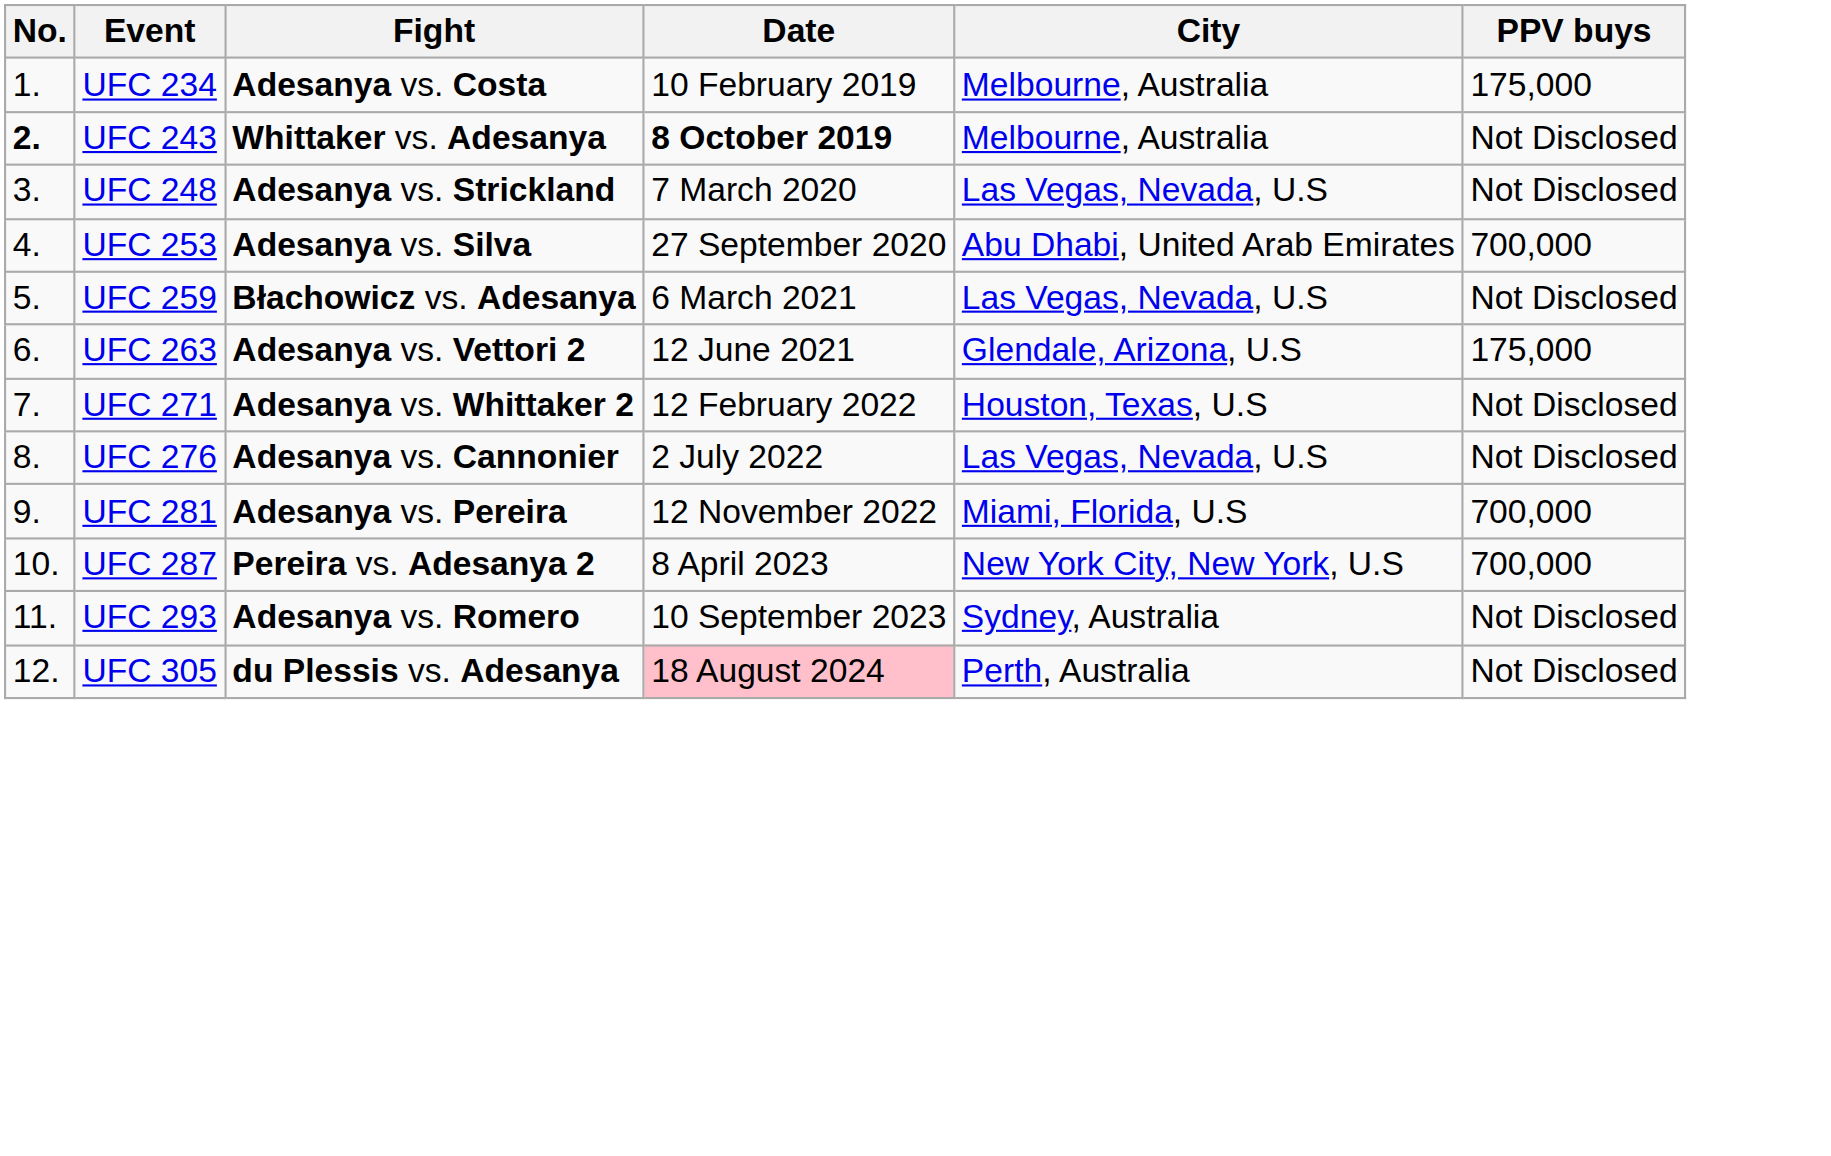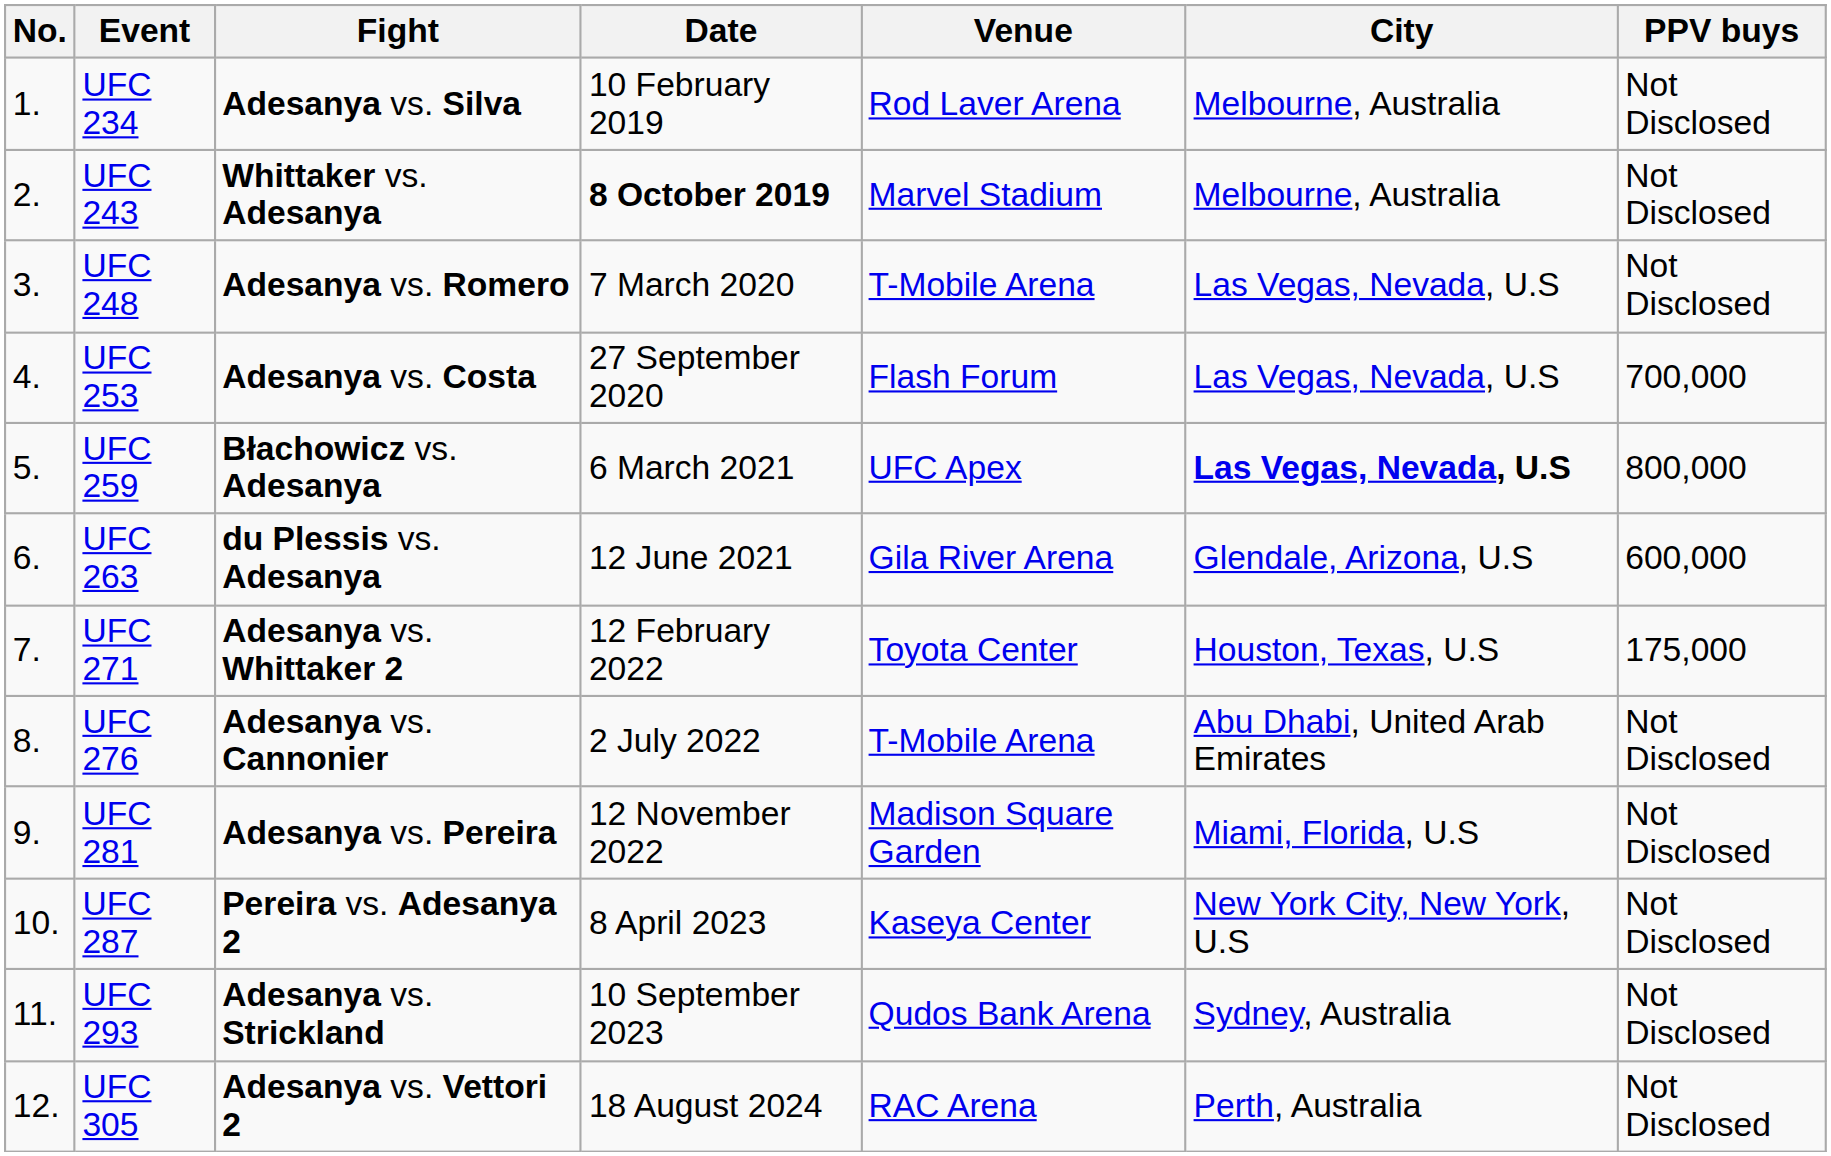+ column: (1023, 31)
(389, 84) Adesanya vs. Costa -> (372, 103) Adesanya vs. Silva
(1531, 84) 175,000 -> (1698, 103) Not Disclosed
(27, 137) bold -> (27, 194) normal
(424, 191) Adesanya vs. Strickland -> (396, 285) Adesanya vs. Romero
(382, 244) Adesanya vs. Silva -> (379, 376) Adesanya vs. Costa
(1208, 244) Abu Dhabi, United Arab Emirates -> (1377, 376) Las Vegas, Nevada, U.S
(1145, 297) normal -> (1382, 467) bold
(1574, 297) Not Disclosed -> (1686, 467) 800,000
(409, 350) Adesanya vs. Vettori 2 -> (331, 558) du Plessis vs. Adesanya
(1531, 350) 175,000 -> (1686, 558) 600,000
(1574, 404) Not Disclosed -> (1686, 649) 175,000
(1145, 457) Las Vegas, Nevada, U.S -> (1369, 740) Abu Dhabi, United Arab Emirates
(1531, 510) 700,000 -> (1698, 832) Not Disclosed
(1531, 564) 700,000 -> (1698, 923) Not Disclosed
(406, 617) Adesanya vs. Romero -> (328, 1014) Adesanya vs. Strickland
(426, 670) du Plessis vs. Adesanya -> (385, 1105) Adesanya vs. Vettori 2
(768, 670) pink background -> (706, 1105) no background
